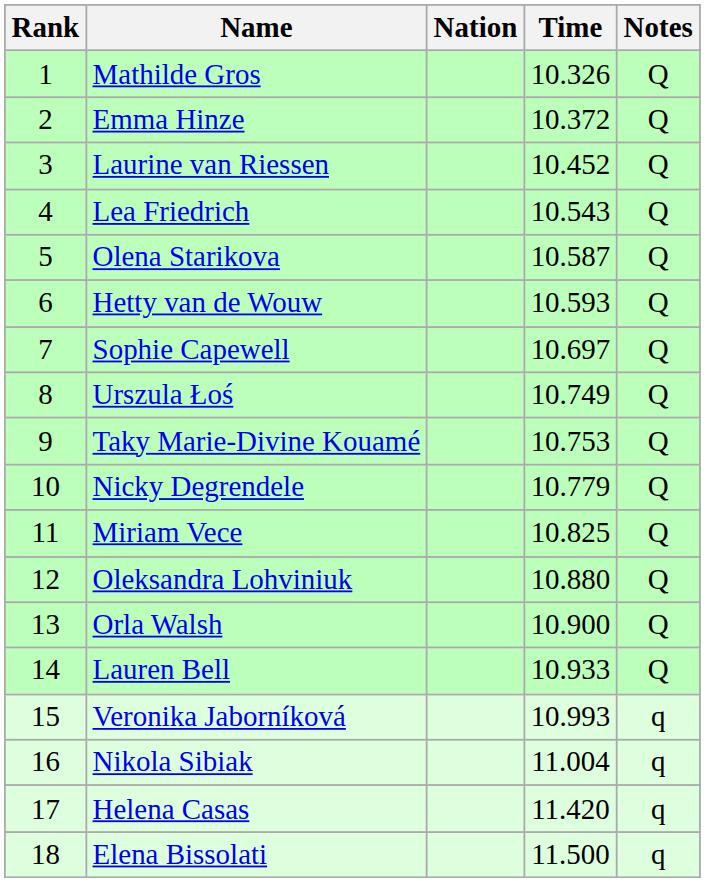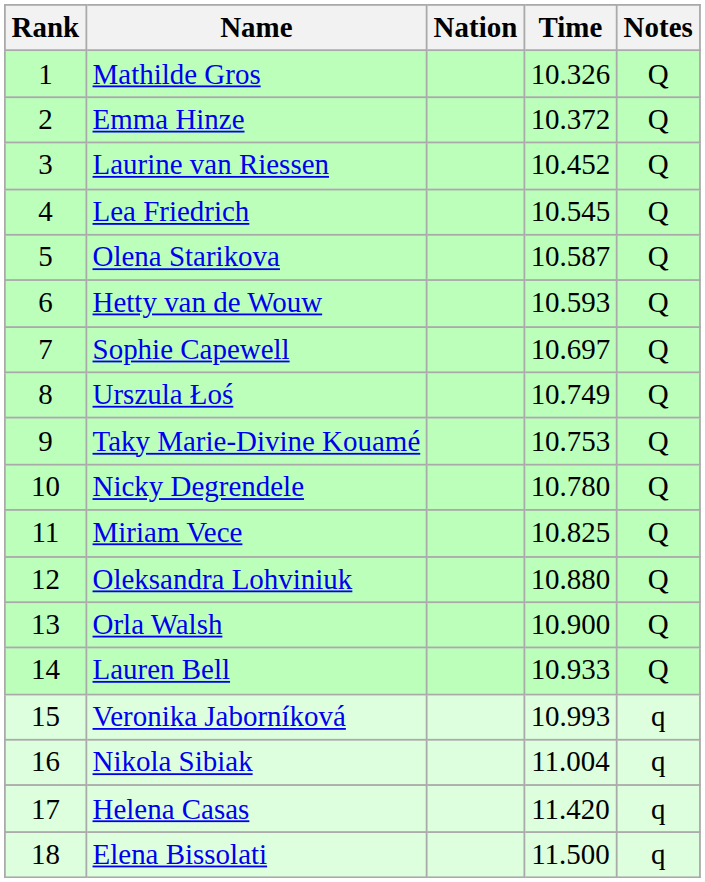(570, 211) 10.543 -> (570, 211) 10.545
(570, 486) 10.779 -> (570, 486) 10.780
